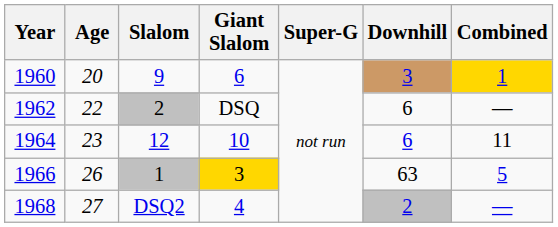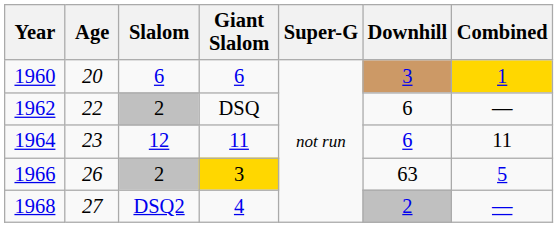(159, 76) 9 -> (159, 76) 6
(239, 141) 10 -> (239, 141) 11
(159, 173) 1 -> (159, 173) 2
